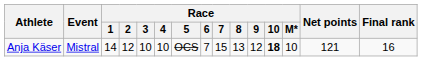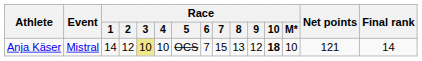(145, 48) no background -> (145, 48) khaki background
(388, 48) 16 -> (388, 48) 14
